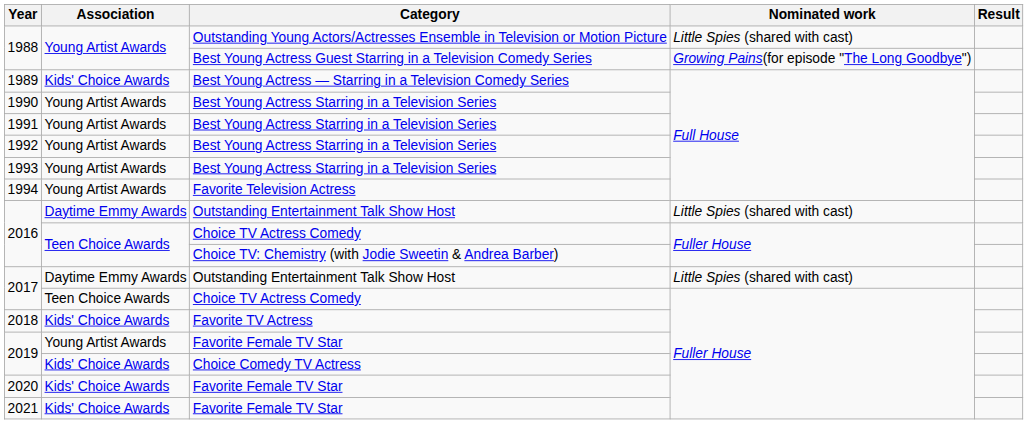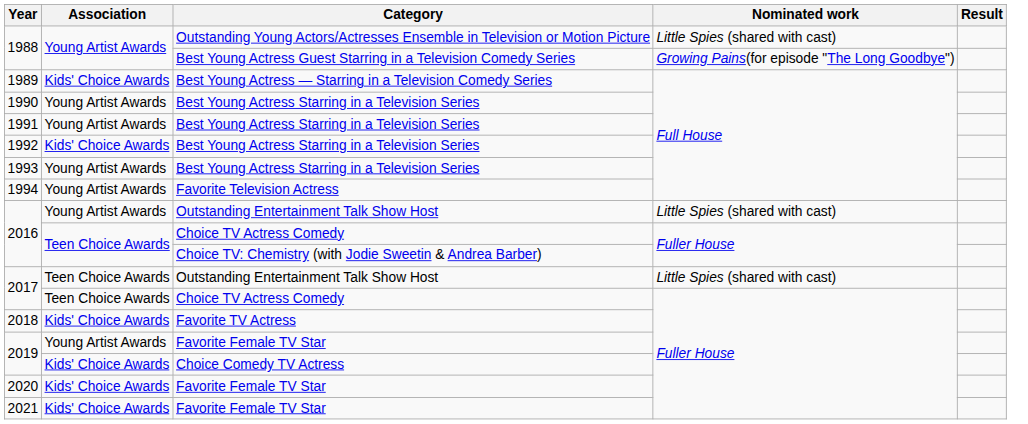(105, 146) Young Artist Awards -> (107, 146) Kids' Choice Awards
(116, 211) Daytime Emmy Awards -> (105, 211) Young Artist Awards
(116, 277) Daytime Emmy Awards -> (107, 277) Teen Choice Awards
